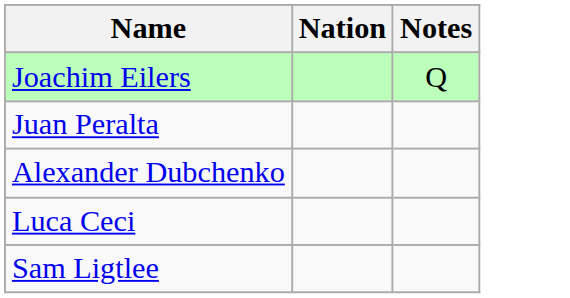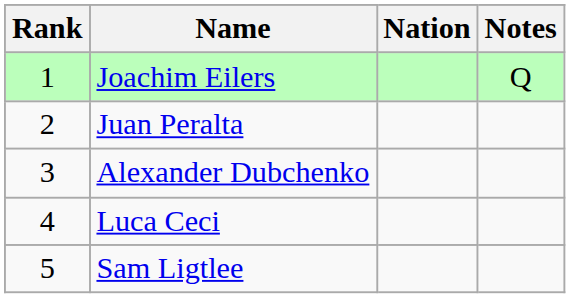+ column: (47, 28)
